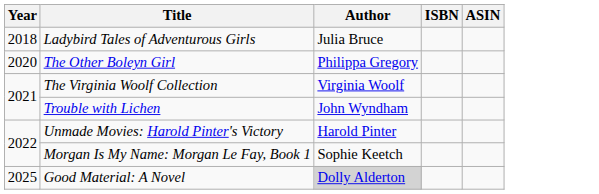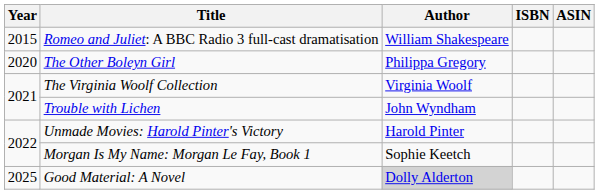+ row: (211, 39)
- row: (149, 39)
